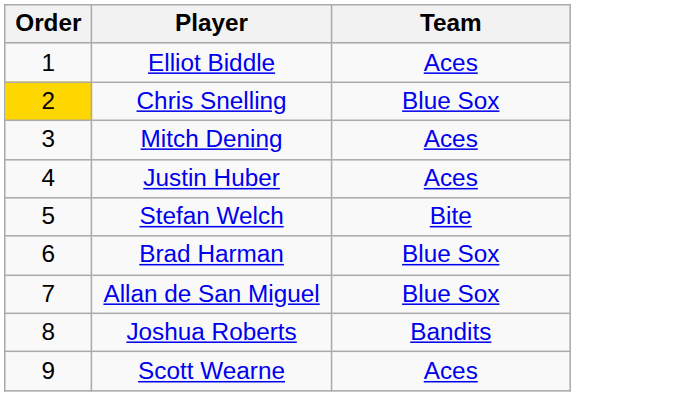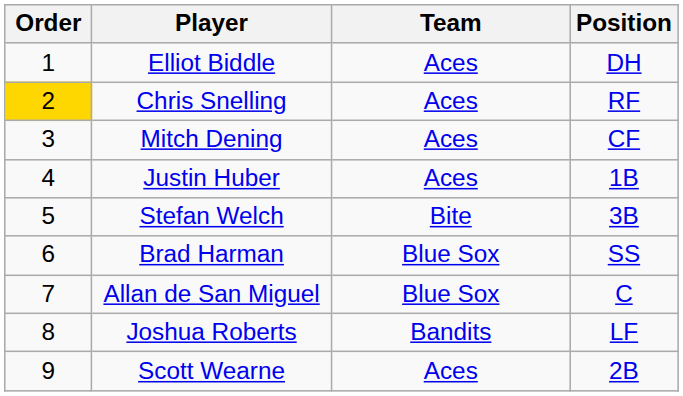+ column: (624, 23)
(451, 100) Blue Sox -> (451, 100) Aces
